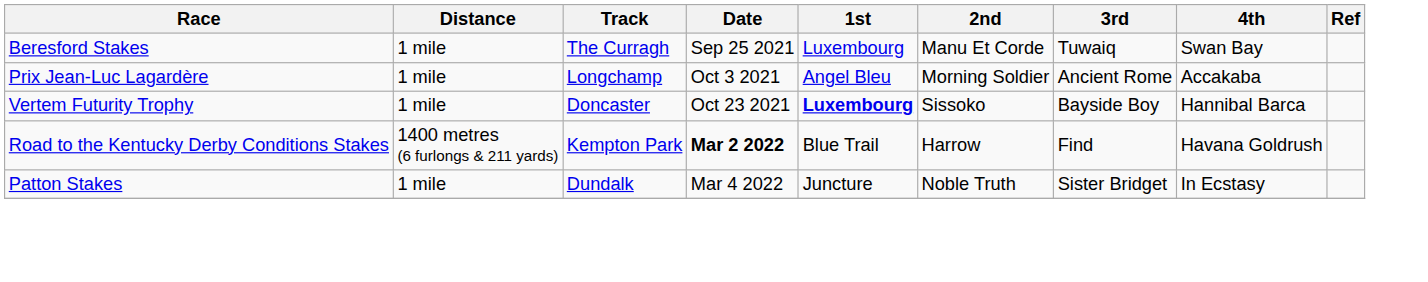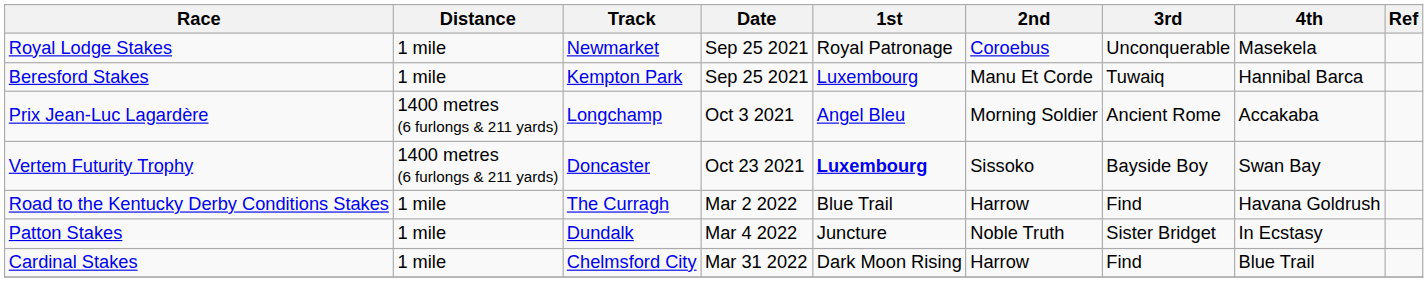+ row: (90, 47)
(618, 47) The Curragh -> (625, 76) Kempton Park
(1222, 47) Swan Bay -> (1301, 76) Hannibal Barca
(422, 76) 1 mile -> (478, 116) 1400 metres (6 furlongs & 211 yards)
(422, 105) 1 mile -> (478, 165) 1400 metres (6 furlongs & 211 yards)
(1243, 105) Hannibal Barca -> (1280, 165) Swan Bay
(478, 144) 1400 metres (6 furlongs & 211 yards) -> (422, 204) 1 mile
(625, 144) Kempton Park -> (618, 204) The Curragh
(737, 144) bold -> (751, 204) normal
+ row: (73, 262)
